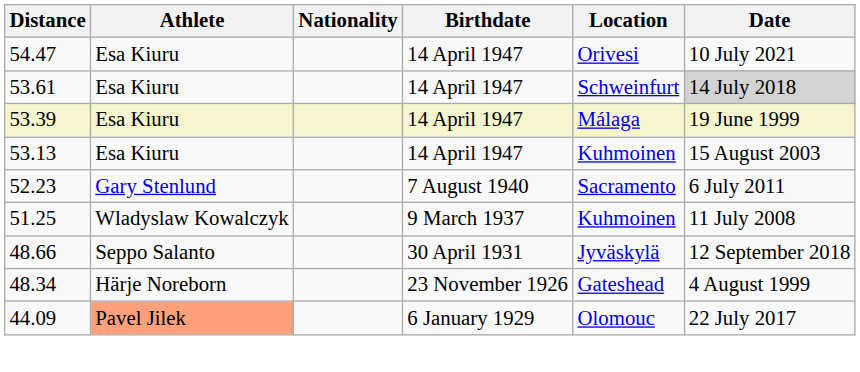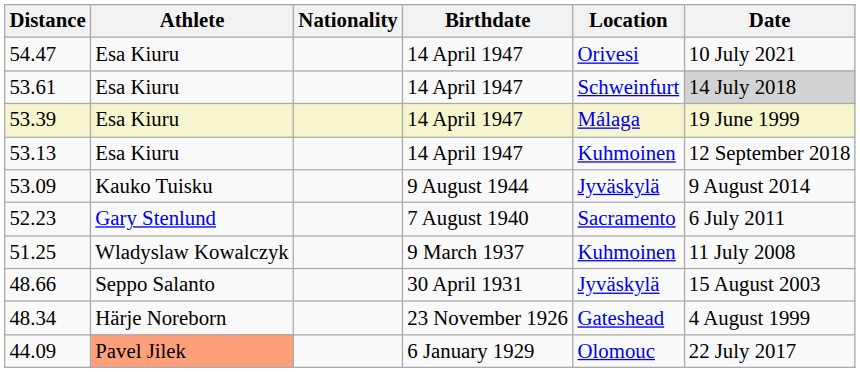(755, 152) 15 August 2003 -> (770, 152) 12 September 2018
+ row: (33, 185)
(770, 251) 12 September 2018 -> (755, 284) 15 August 2003
